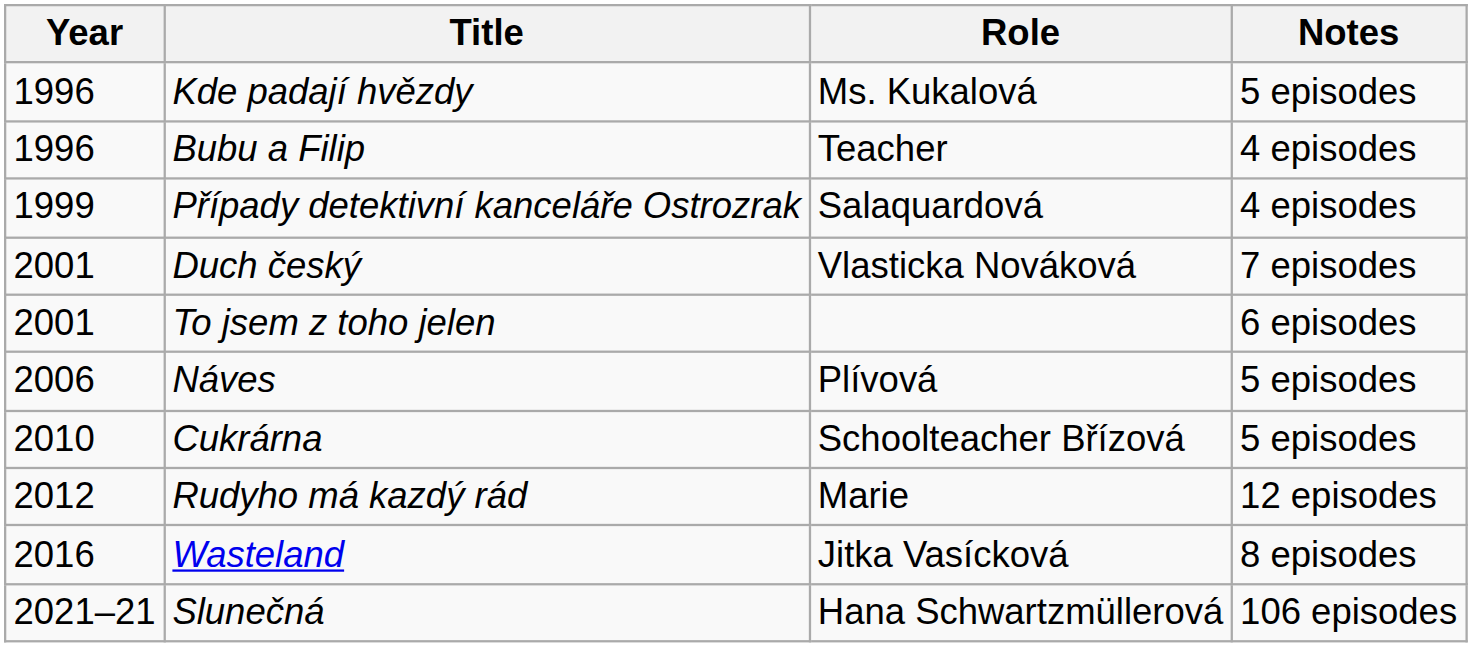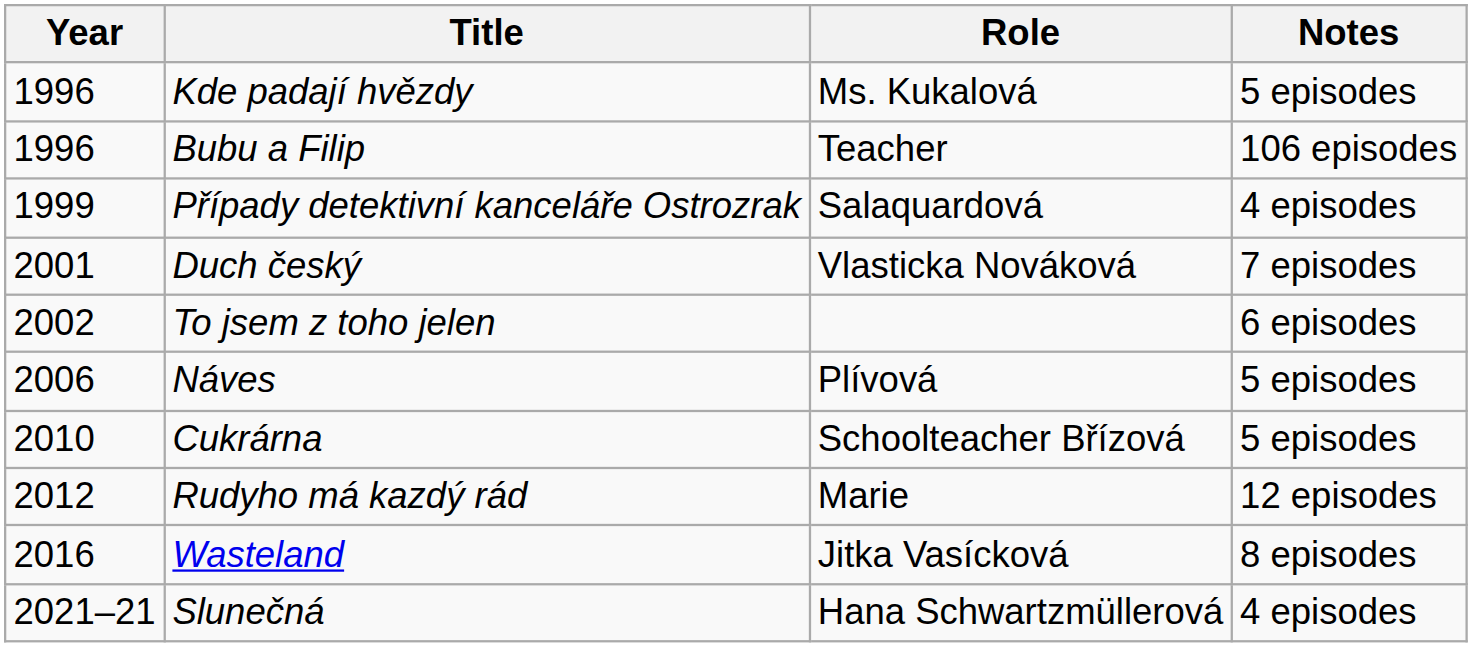(1328, 149) 4 episodes -> (1349, 149) 106 episodes
(54, 322) 2001 -> (54, 322) 2002
(1349, 611) 106 episodes -> (1328, 611) 4 episodes
